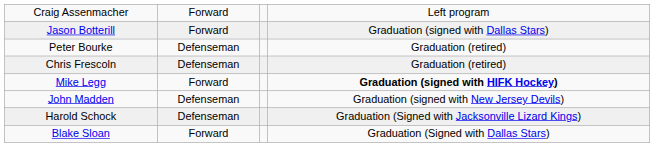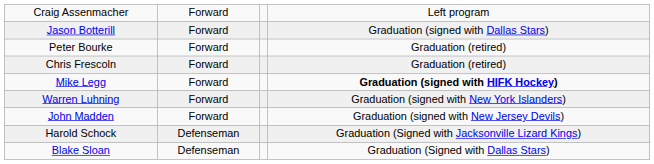(208, 47) Defenseman -> (208, 47) Forward
(208, 64) Defenseman -> (208, 64) Forward
+ row: (81, 99)
(208, 99) Defenseman -> (208, 116) Forward
(208, 133) Forward -> (208, 151) Defenseman
